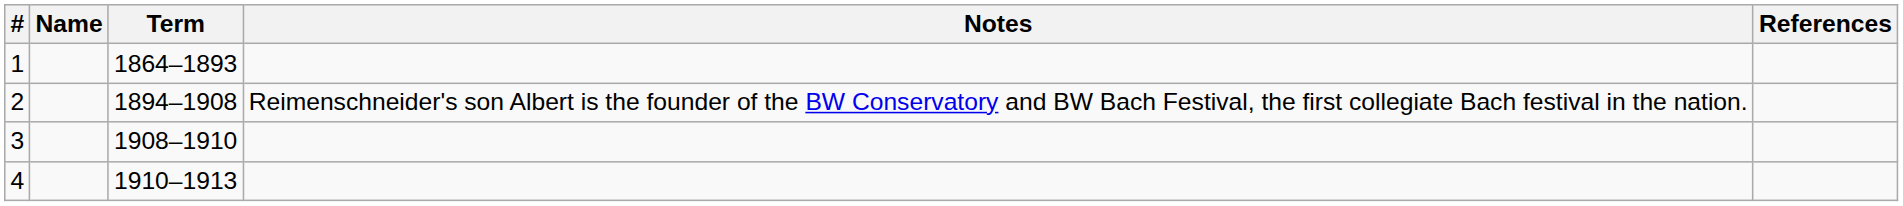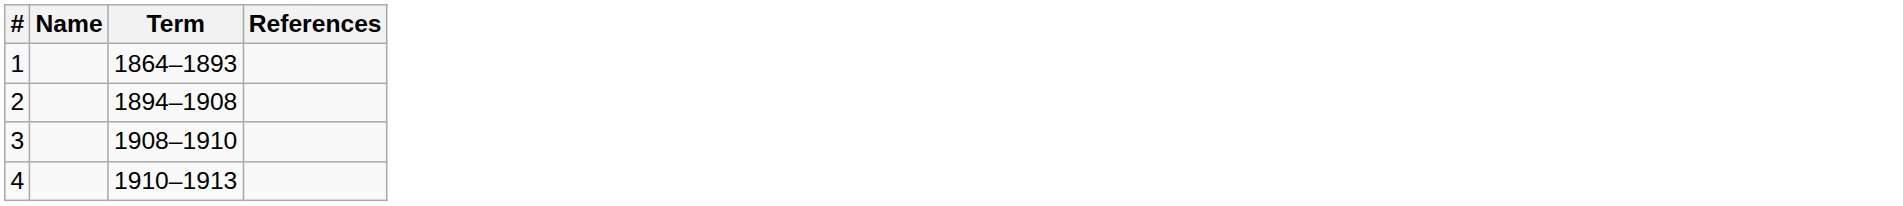- column: (998, 24)
